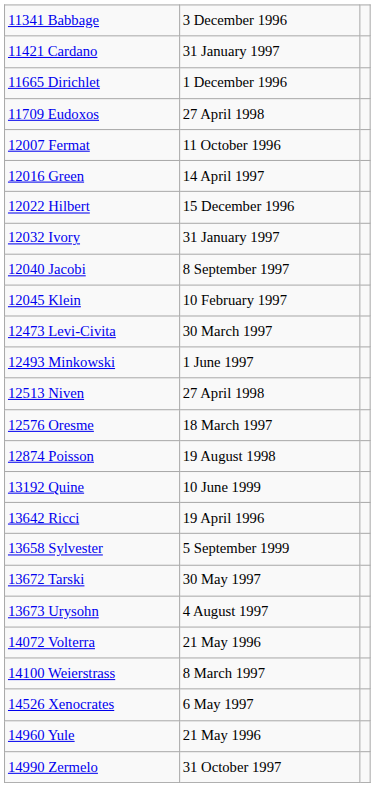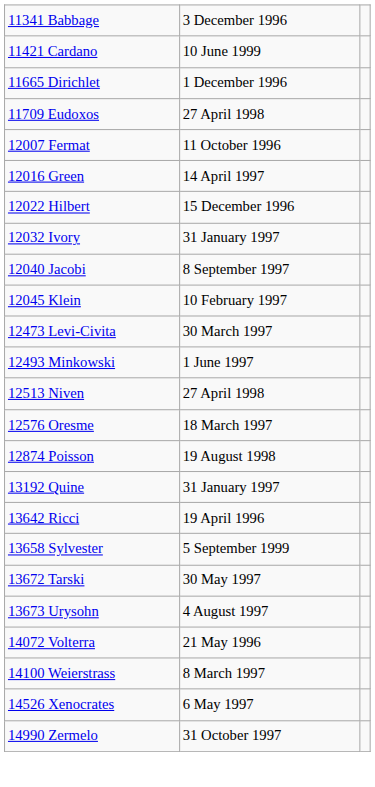(231, 51) 31 January 1997 -> (222, 51) 10 June 1999
(222, 486) 10 June 1999 -> (231, 486) 31 January 1997
- row: (41, 735)
